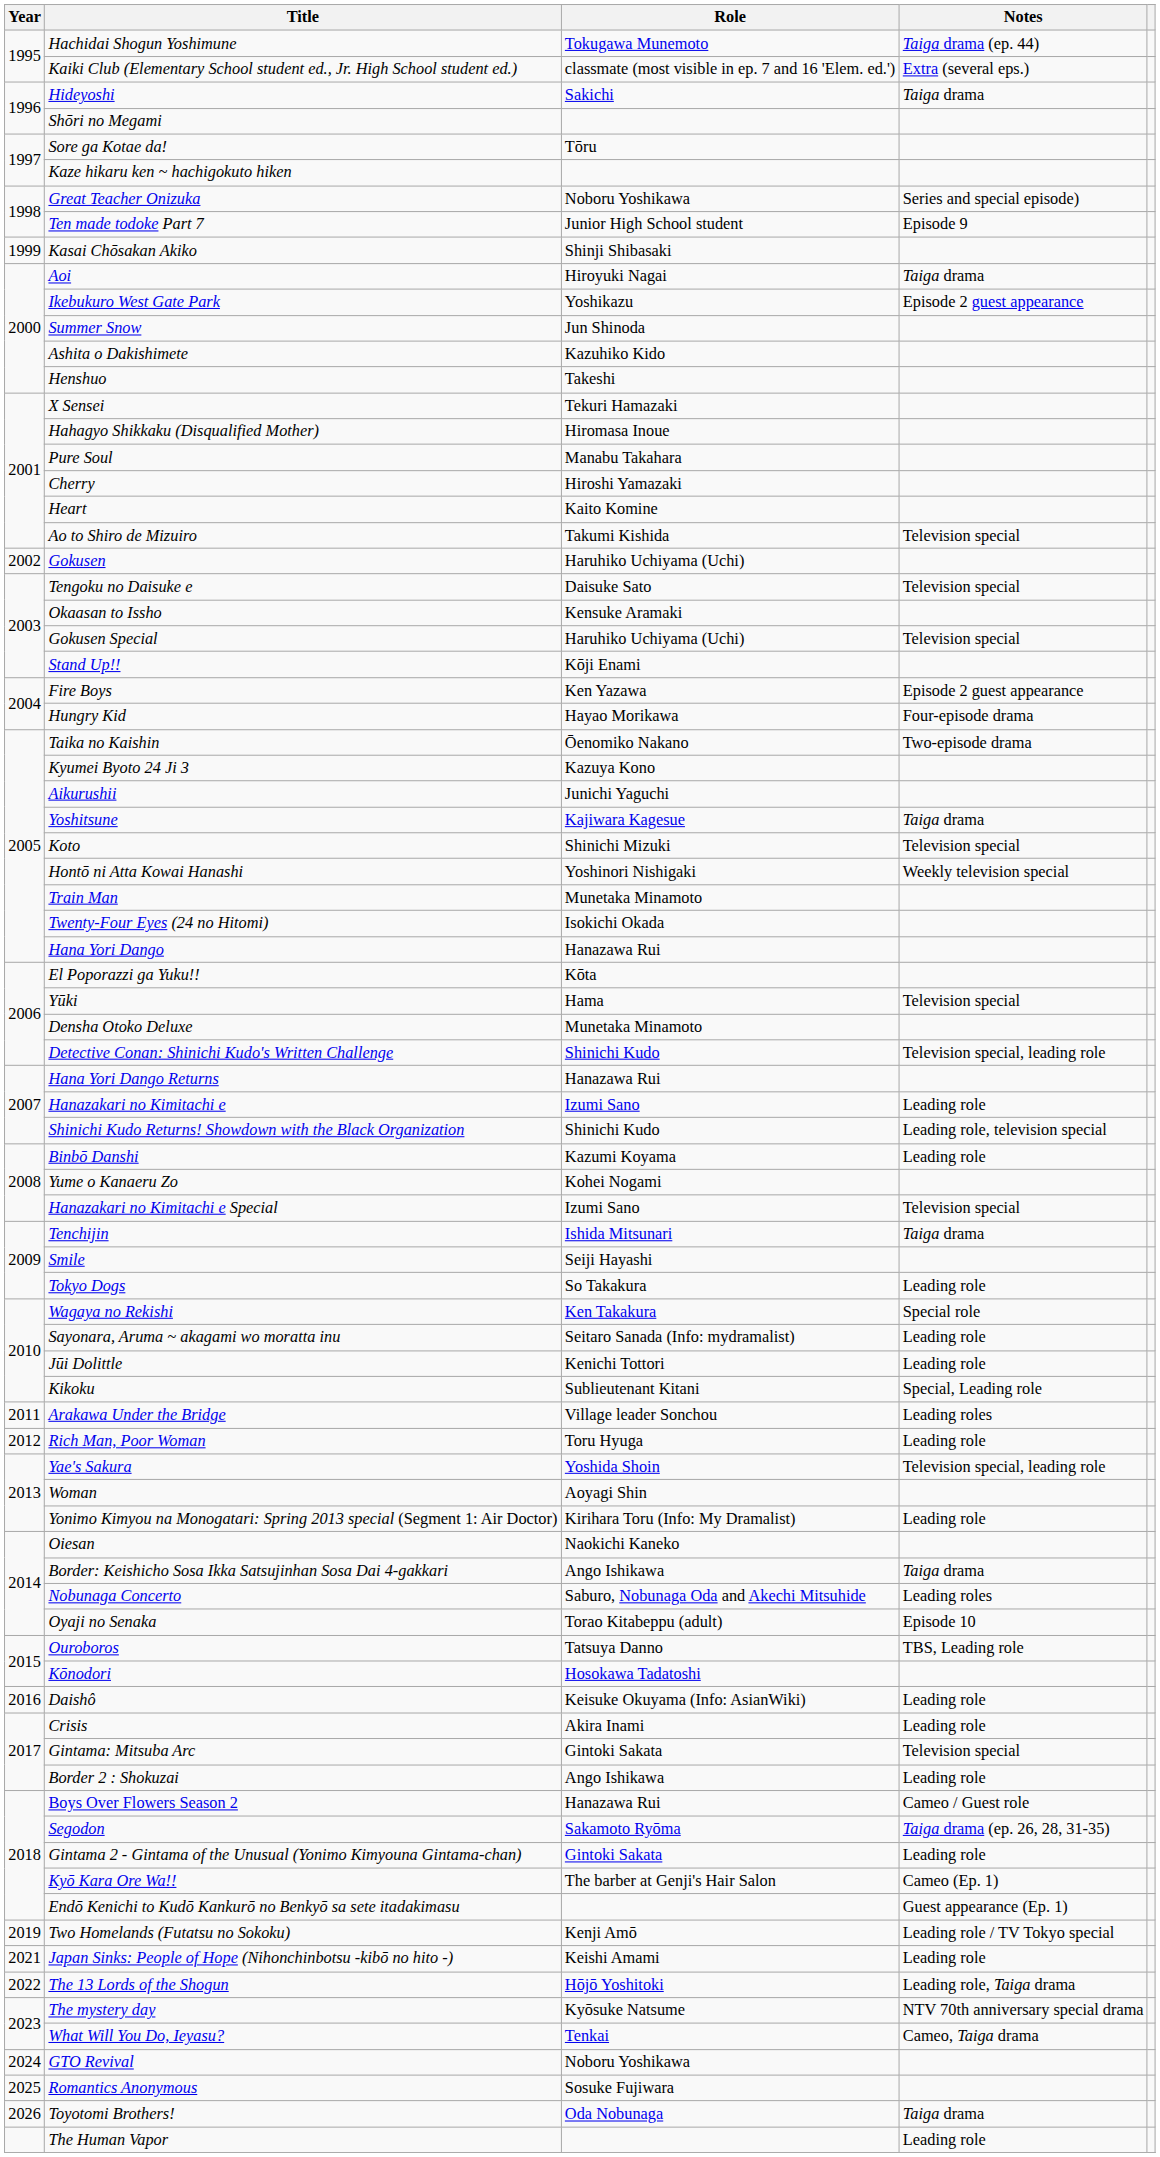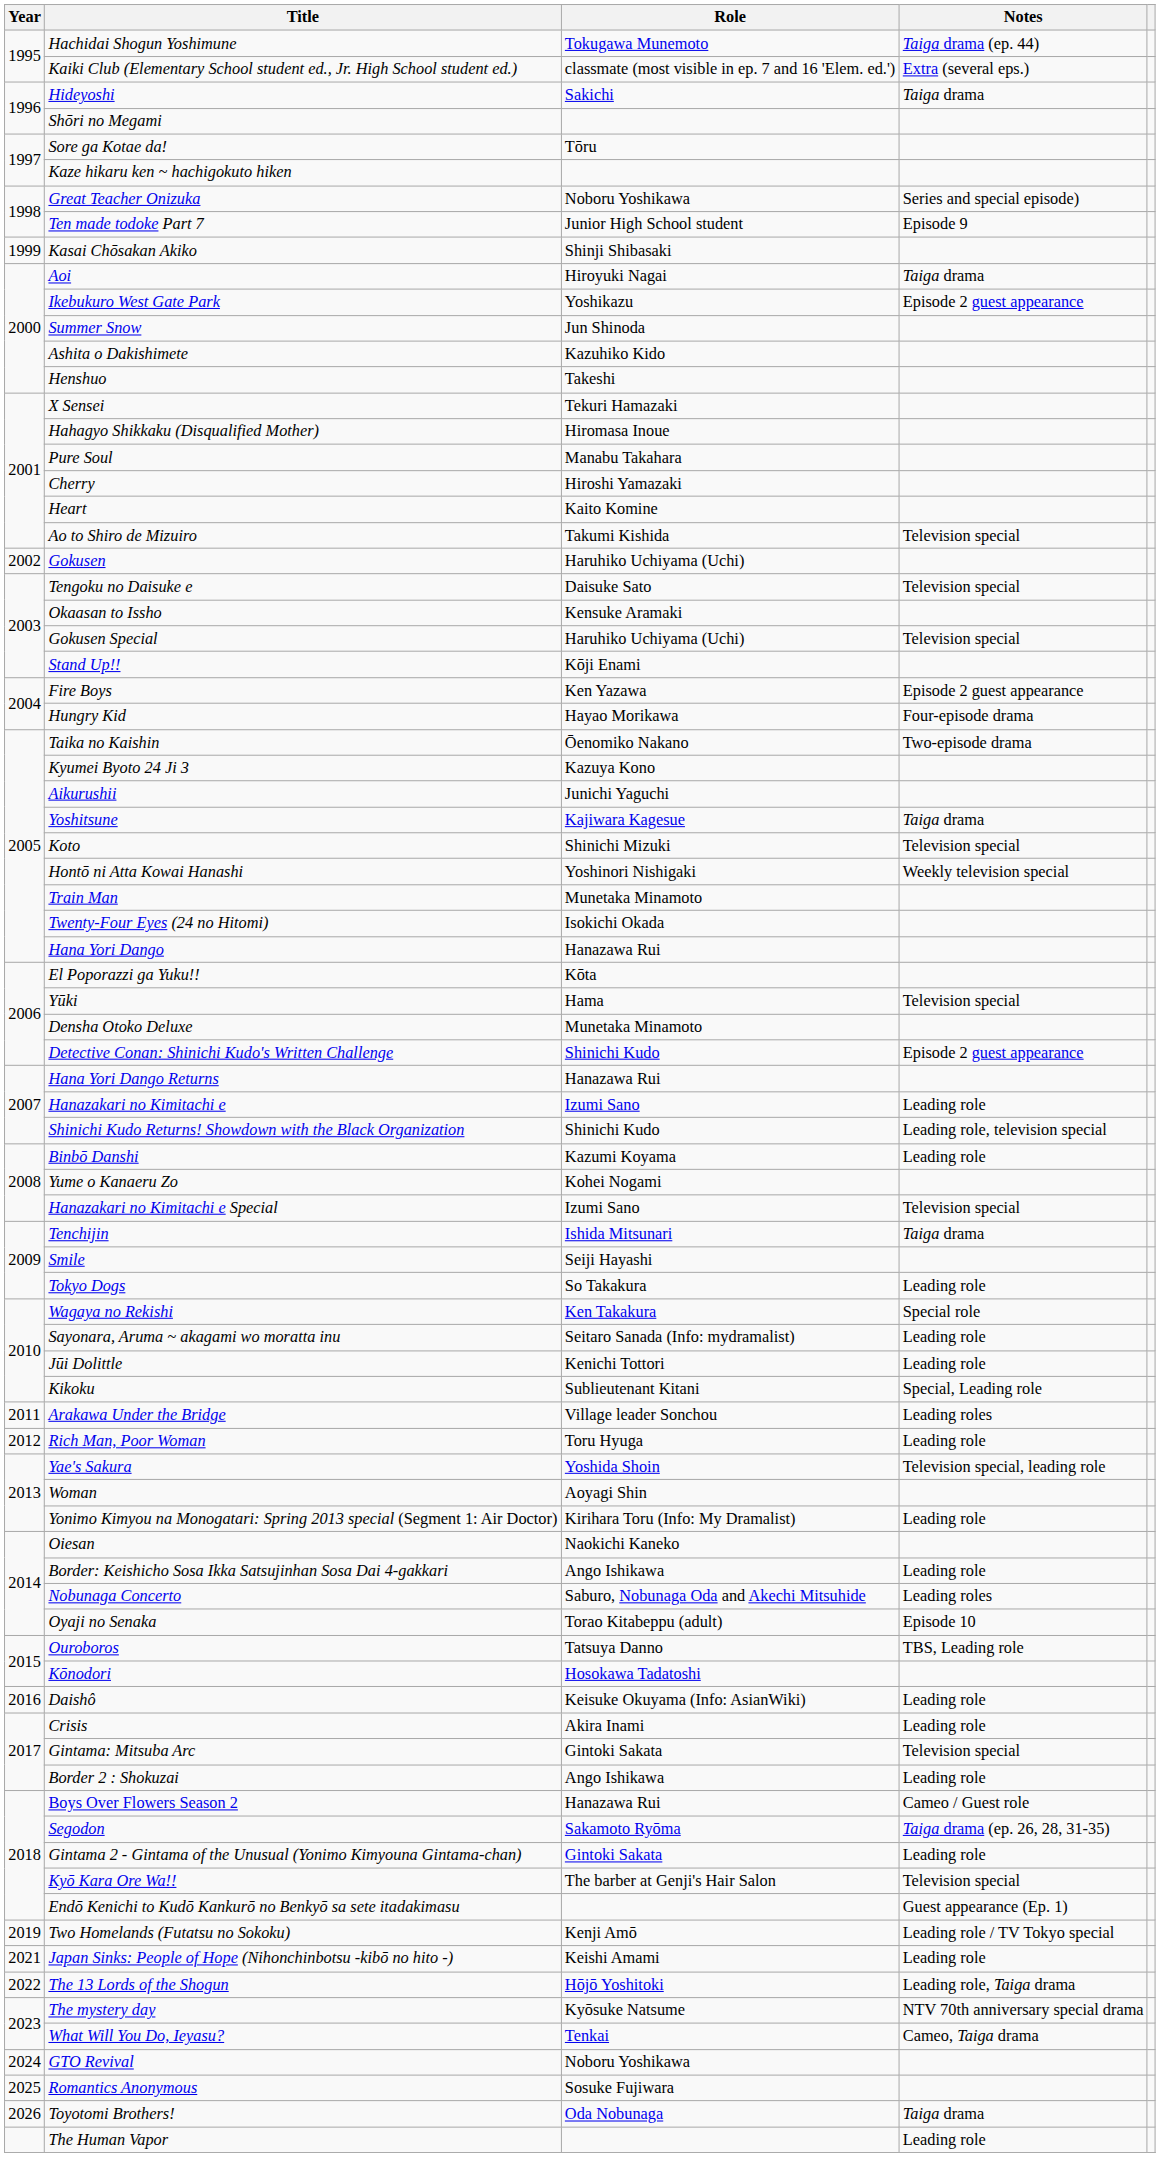(1004, 1052) Television special, leading role -> (993, 1052) Episode 2 guest appearance
(944, 1570) Taiga drama -> (944, 1570) Leading role
(951, 1880) Cameo (Ep. 1) -> (961, 1880) Television special
